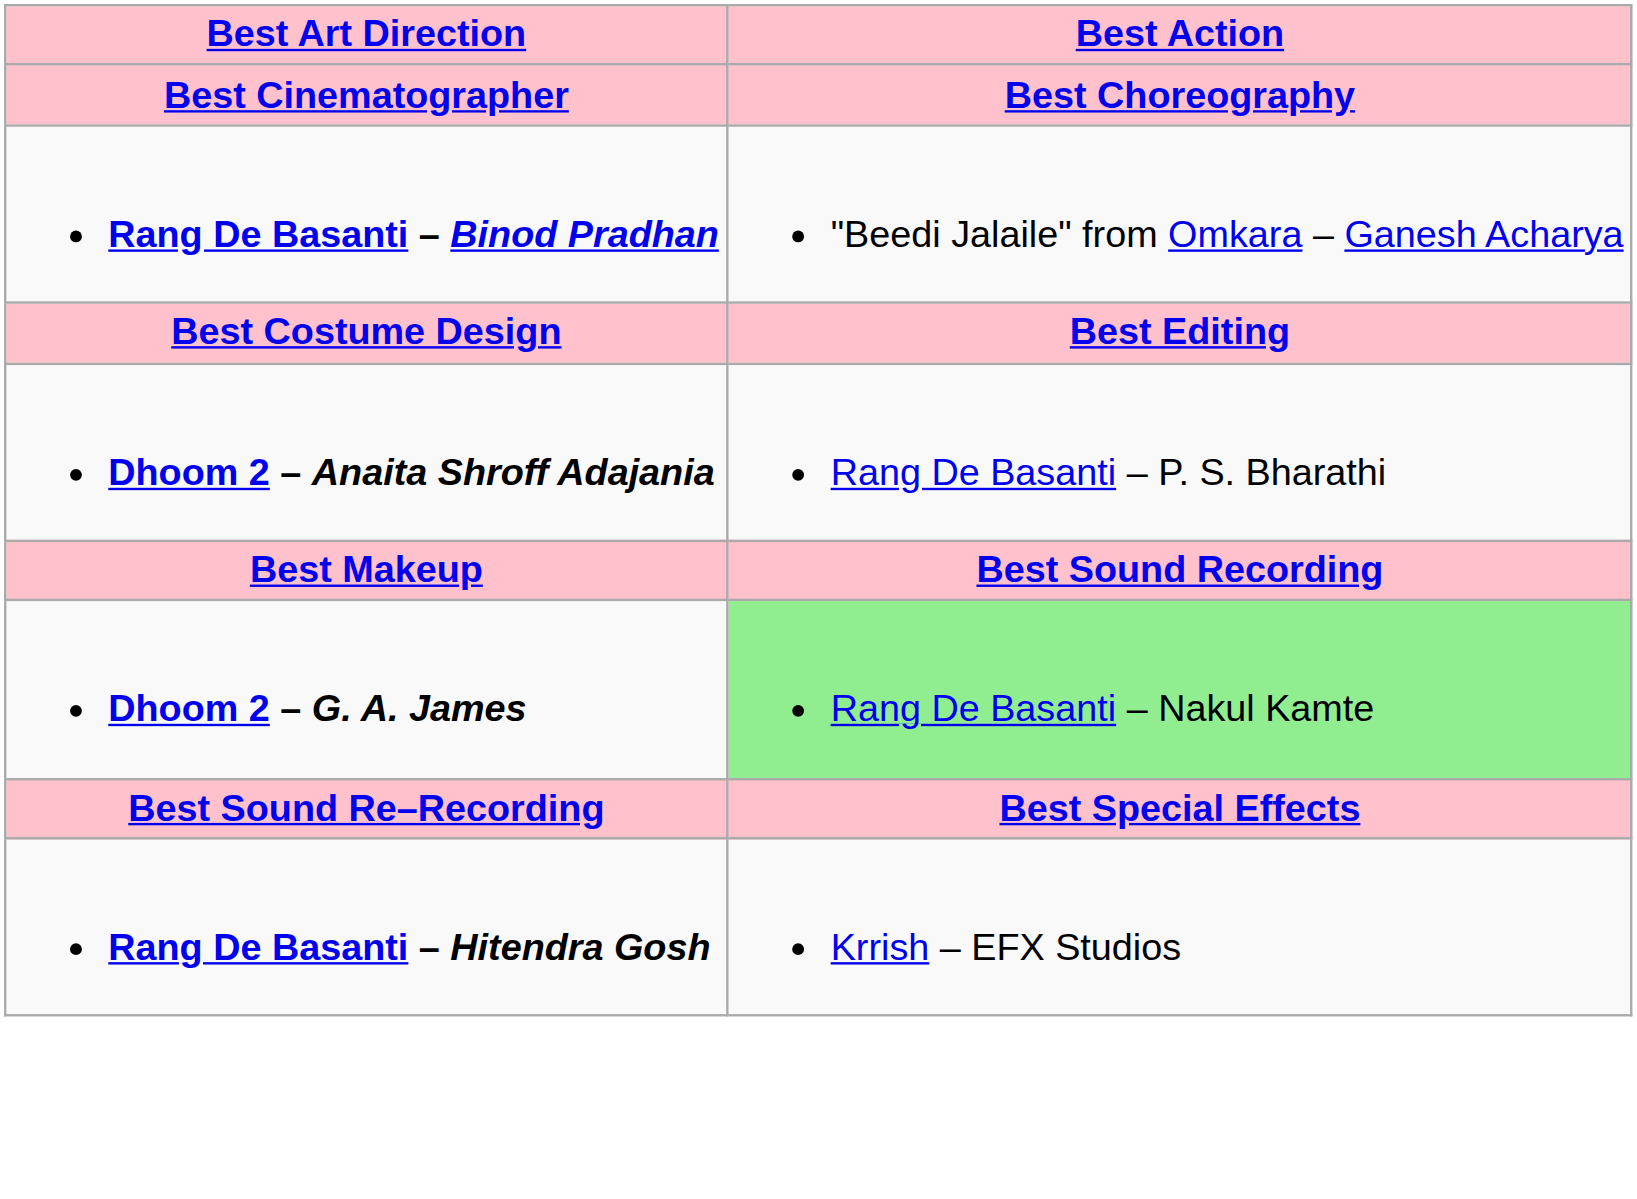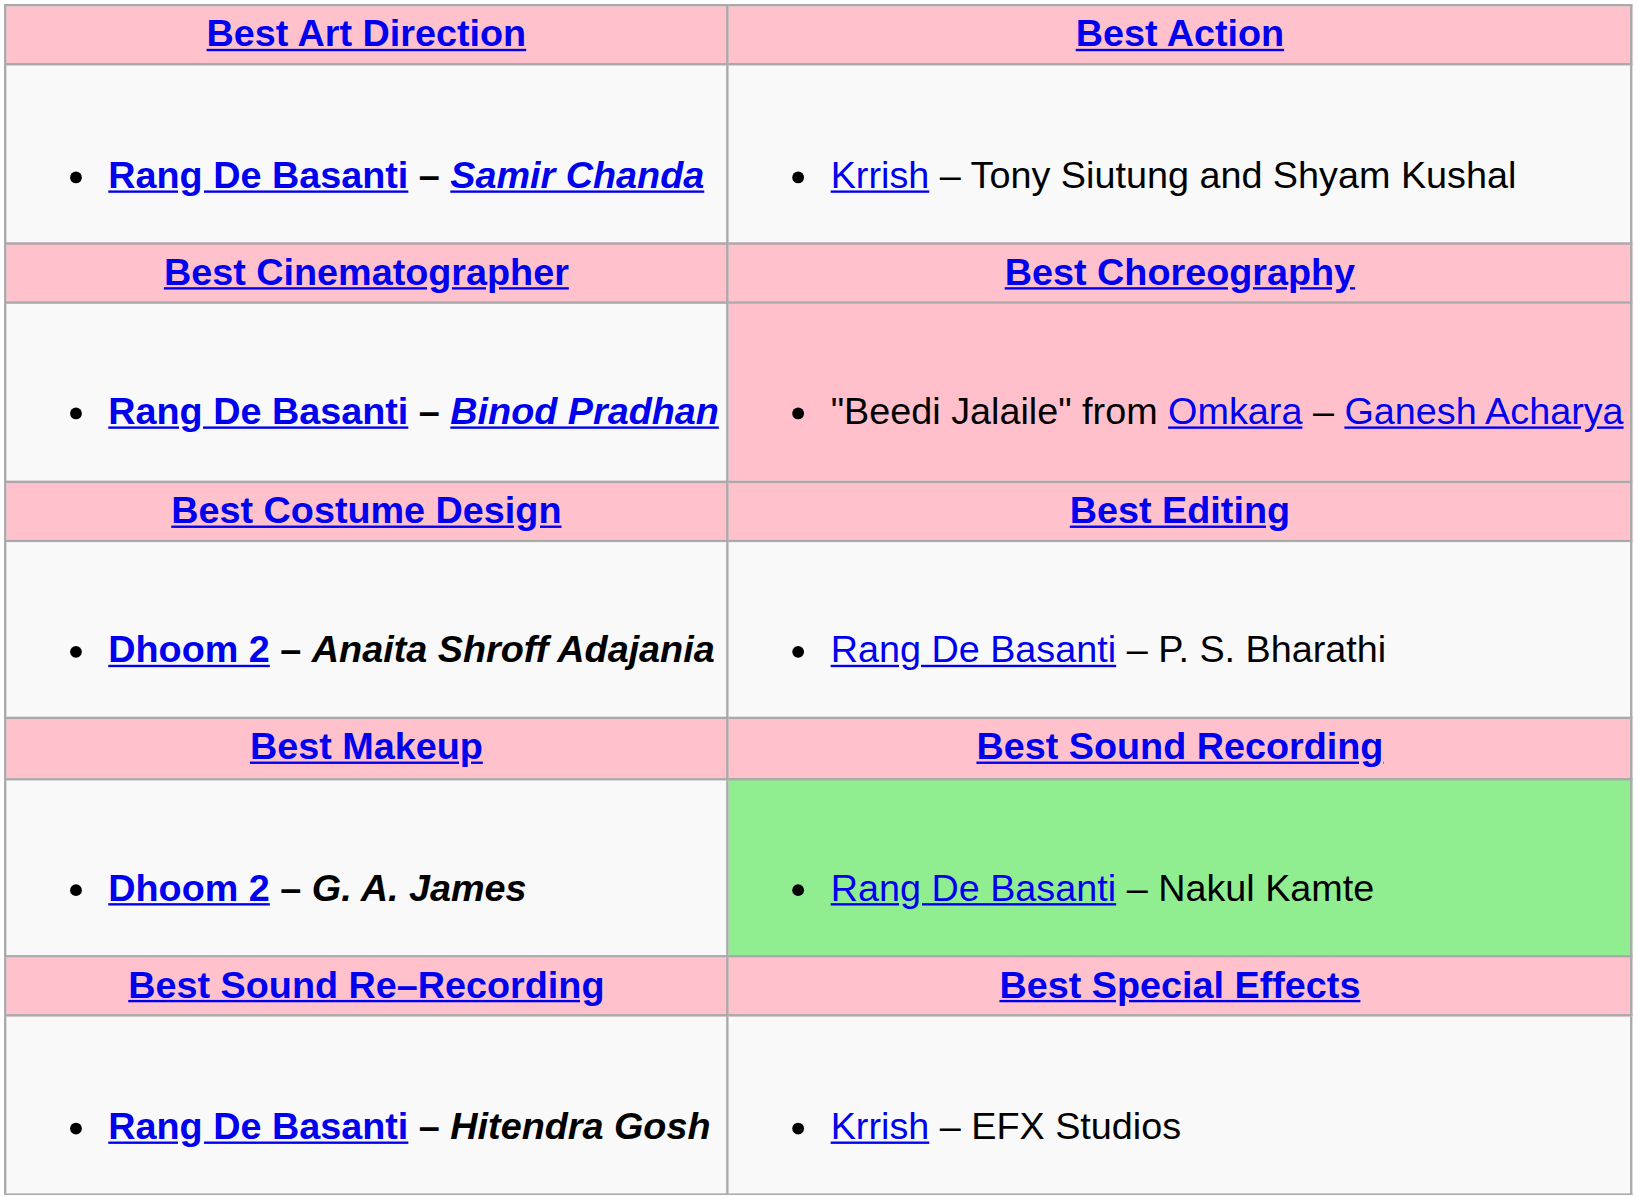+ row: (366, 175)
(1180, 235) no background -> (1180, 413) pink background
